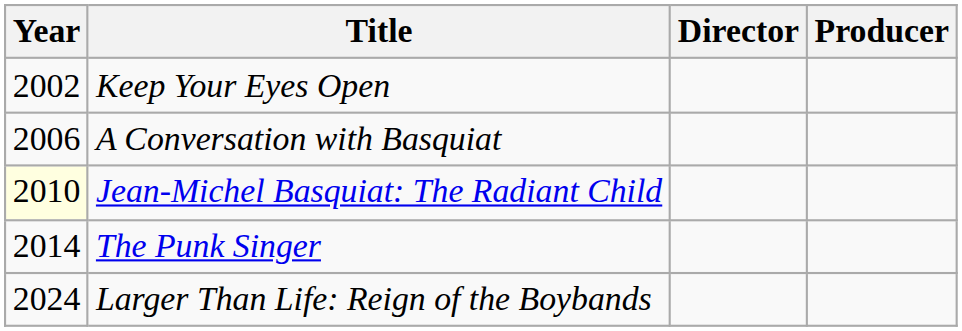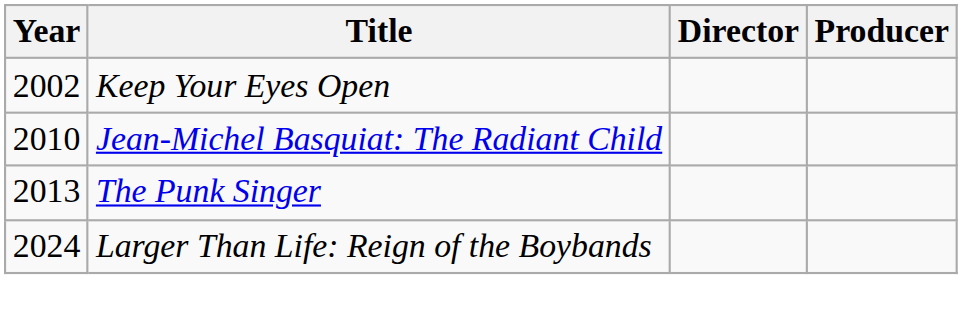- row: (299, 138)
(47, 191) lightyellow background -> (47, 138) no background
(47, 245) 2014 -> (47, 191) 2013
